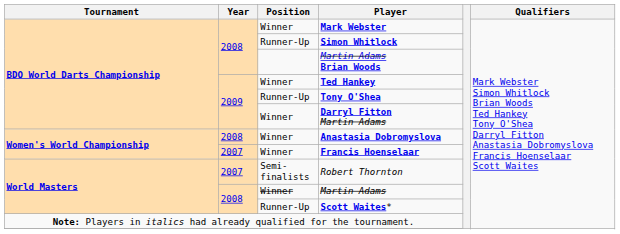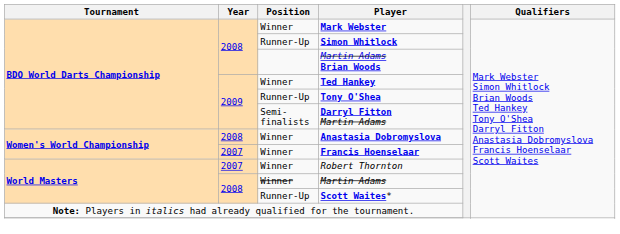(277, 117) Winner -> (285, 117) Semi-finalists
(285, 171) Semi-finalists -> (277, 166) Winner
